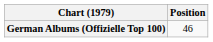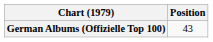(188, 28) 46 -> (188, 28) 43
